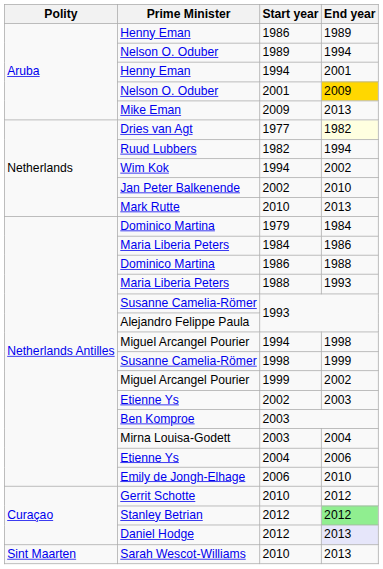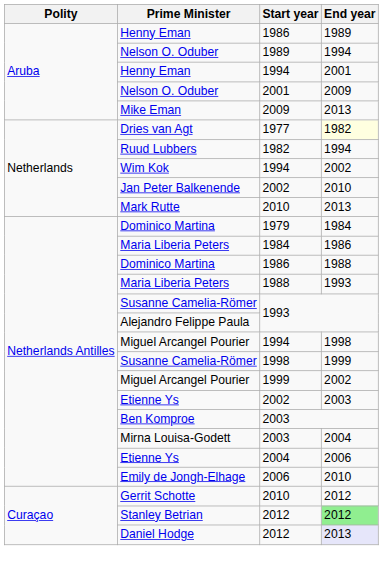(338, 91) gold background -> (338, 91) no background
- row: (183, 554)
